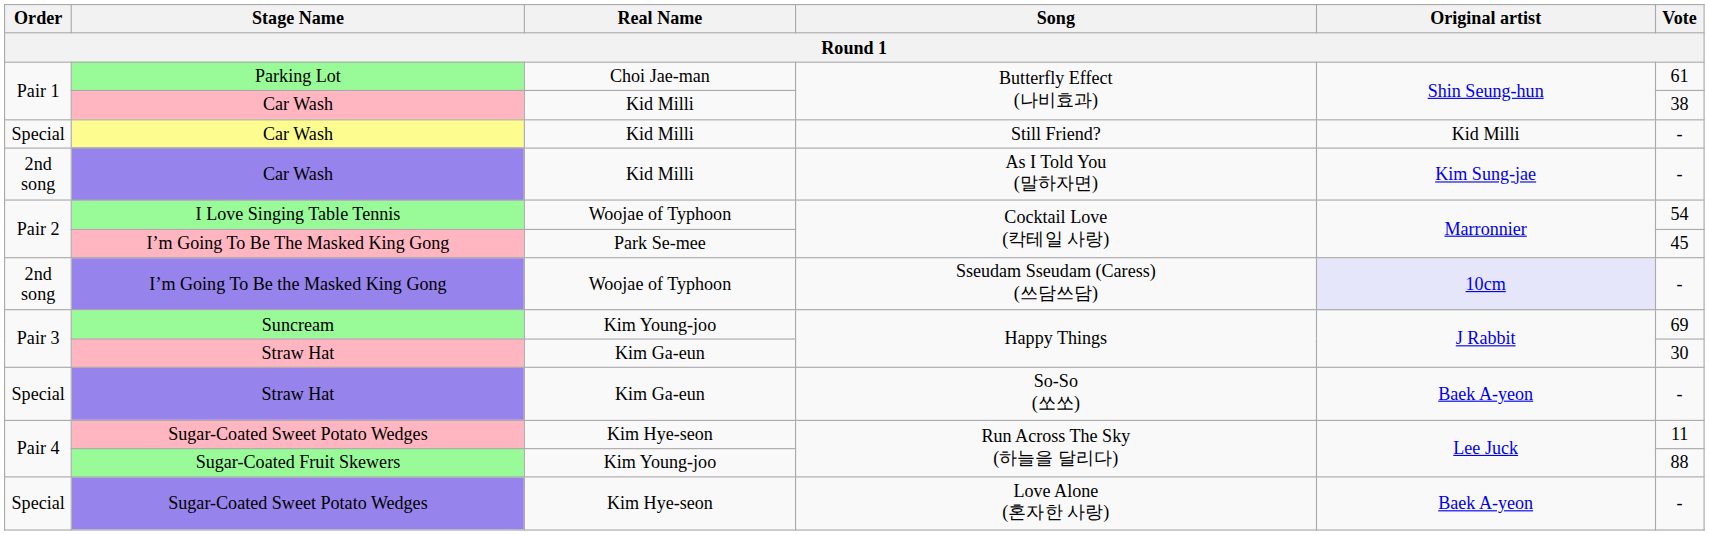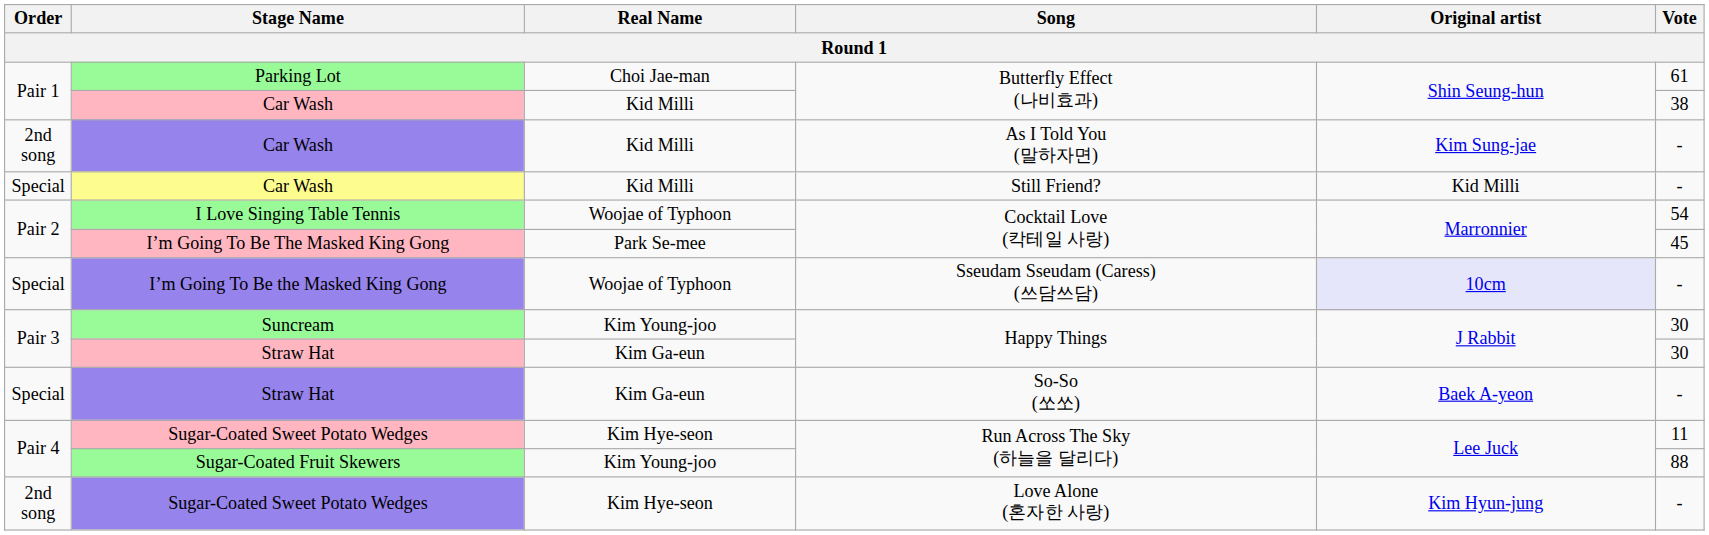rows swapped: (298, 174) <-> (298, 133)
(38, 283) 2nd song -> (38, 283) Special
(1680, 324) 69 -> (1680, 324) 30
(38, 503) Special -> (38, 503) 2nd song
(1486, 503) Baek A-yeon -> (1486, 503) Kim Hyun-jung
